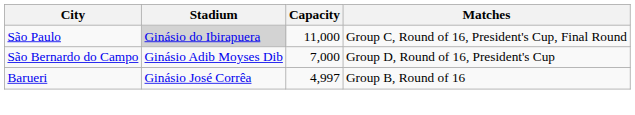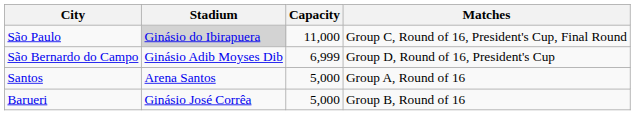(325, 57) 7,000 -> (325, 57) 6,999
+ row: (25, 78)
(325, 78) 4,997 -> (325, 99) 5,000
